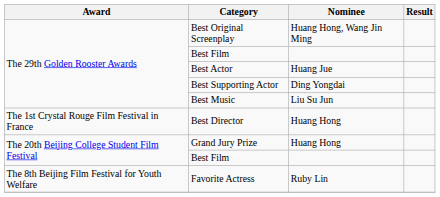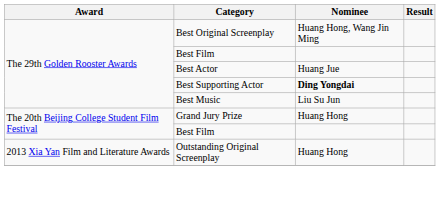(318, 85) normal -> (326, 85) bold
- row: (82, 121)
+ row: (88, 152)
- row: (84, 178)
